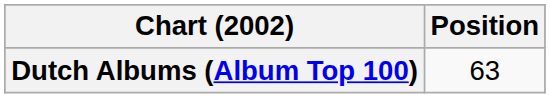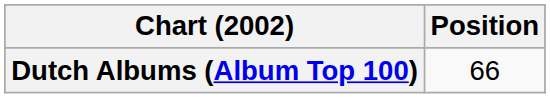(485, 69) 63 -> (485, 69) 66
